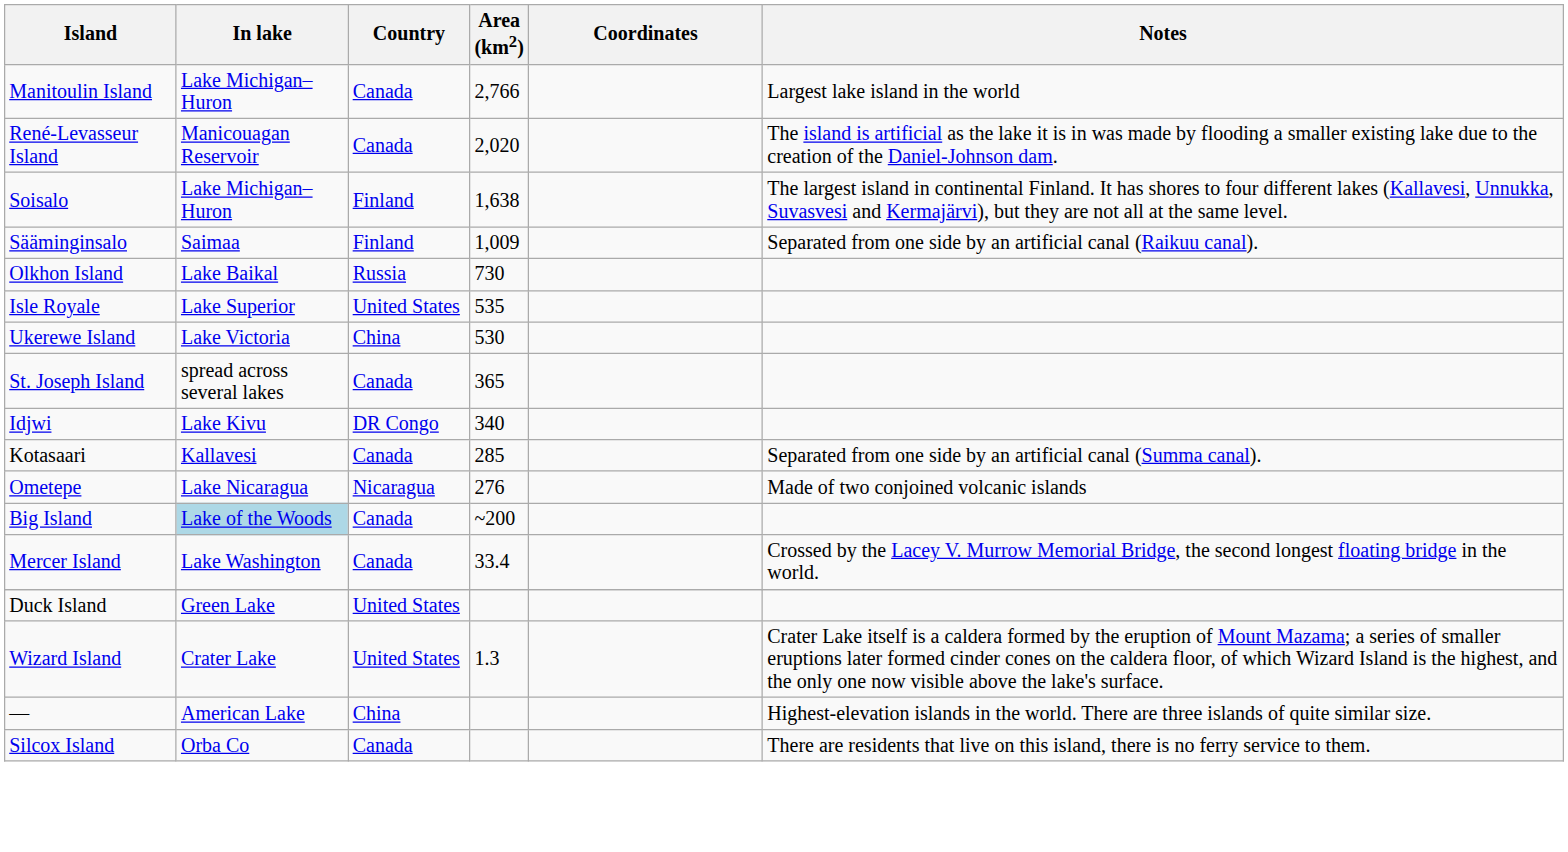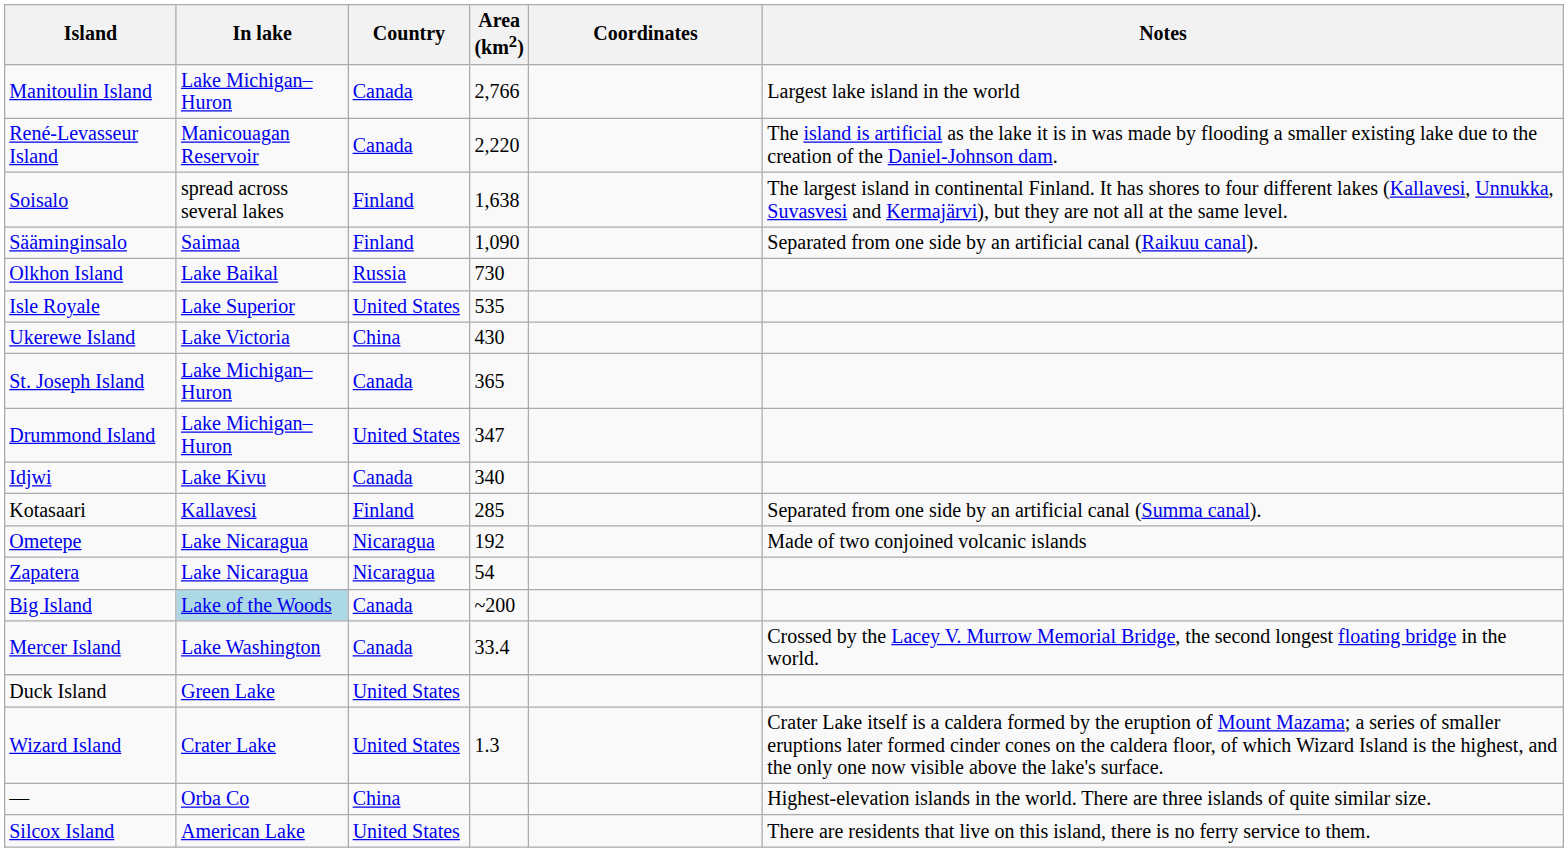(497, 145) 2,020 -> (497, 145) 2,220
(247, 199) Lake Michigan–Huron -> (235, 199) spread across several lakes
(497, 242) 1,009 -> (497, 242) 1,090
(489, 337) 530 -> (489, 337) 430
(235, 380) spread across several lakes -> (247, 380) Lake Michigan–Huron
+ row: (82, 434)
(396, 423) DR Congo -> (383, 477) Canada
(383, 455) Canada -> (383, 509) Finland
(489, 487) 276 -> (489, 541) 192
+ row: (44, 573)
(243, 713) American Lake -> (215, 799) Orba Co
(215, 744) Orba Co -> (243, 830) American Lake
(383, 744) Canada -> (406, 830) United States
